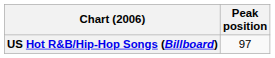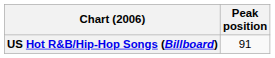(245, 44) 97 -> (245, 44) 91
